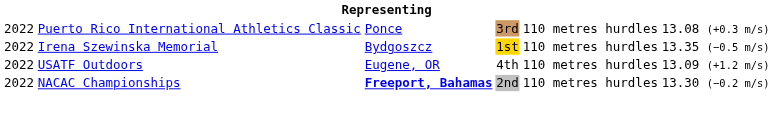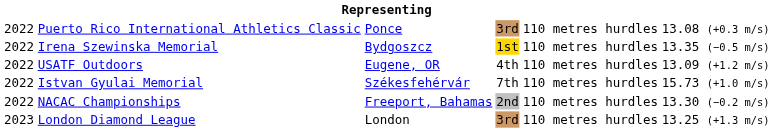+ row: (120, 83)
(429, 83) bold -> (429, 101) normal
+ row: (117, 120)
